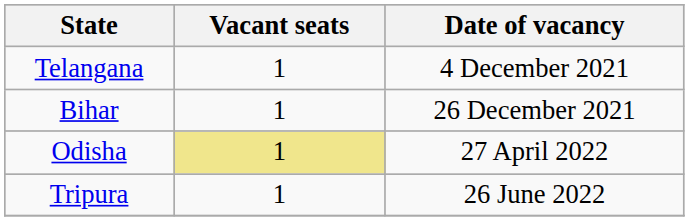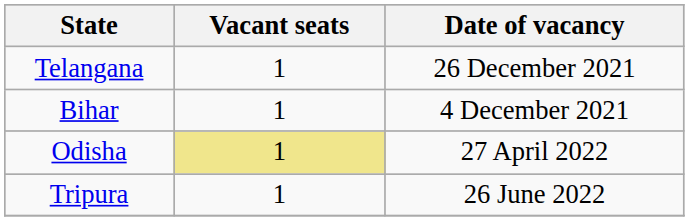(535, 67) 4 December 2021 -> (535, 67) 26 December 2021
(535, 109) 26 December 2021 -> (535, 109) 4 December 2021
